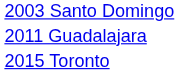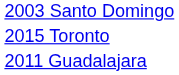rows swapped: (76, 36) <-> (57, 61)
